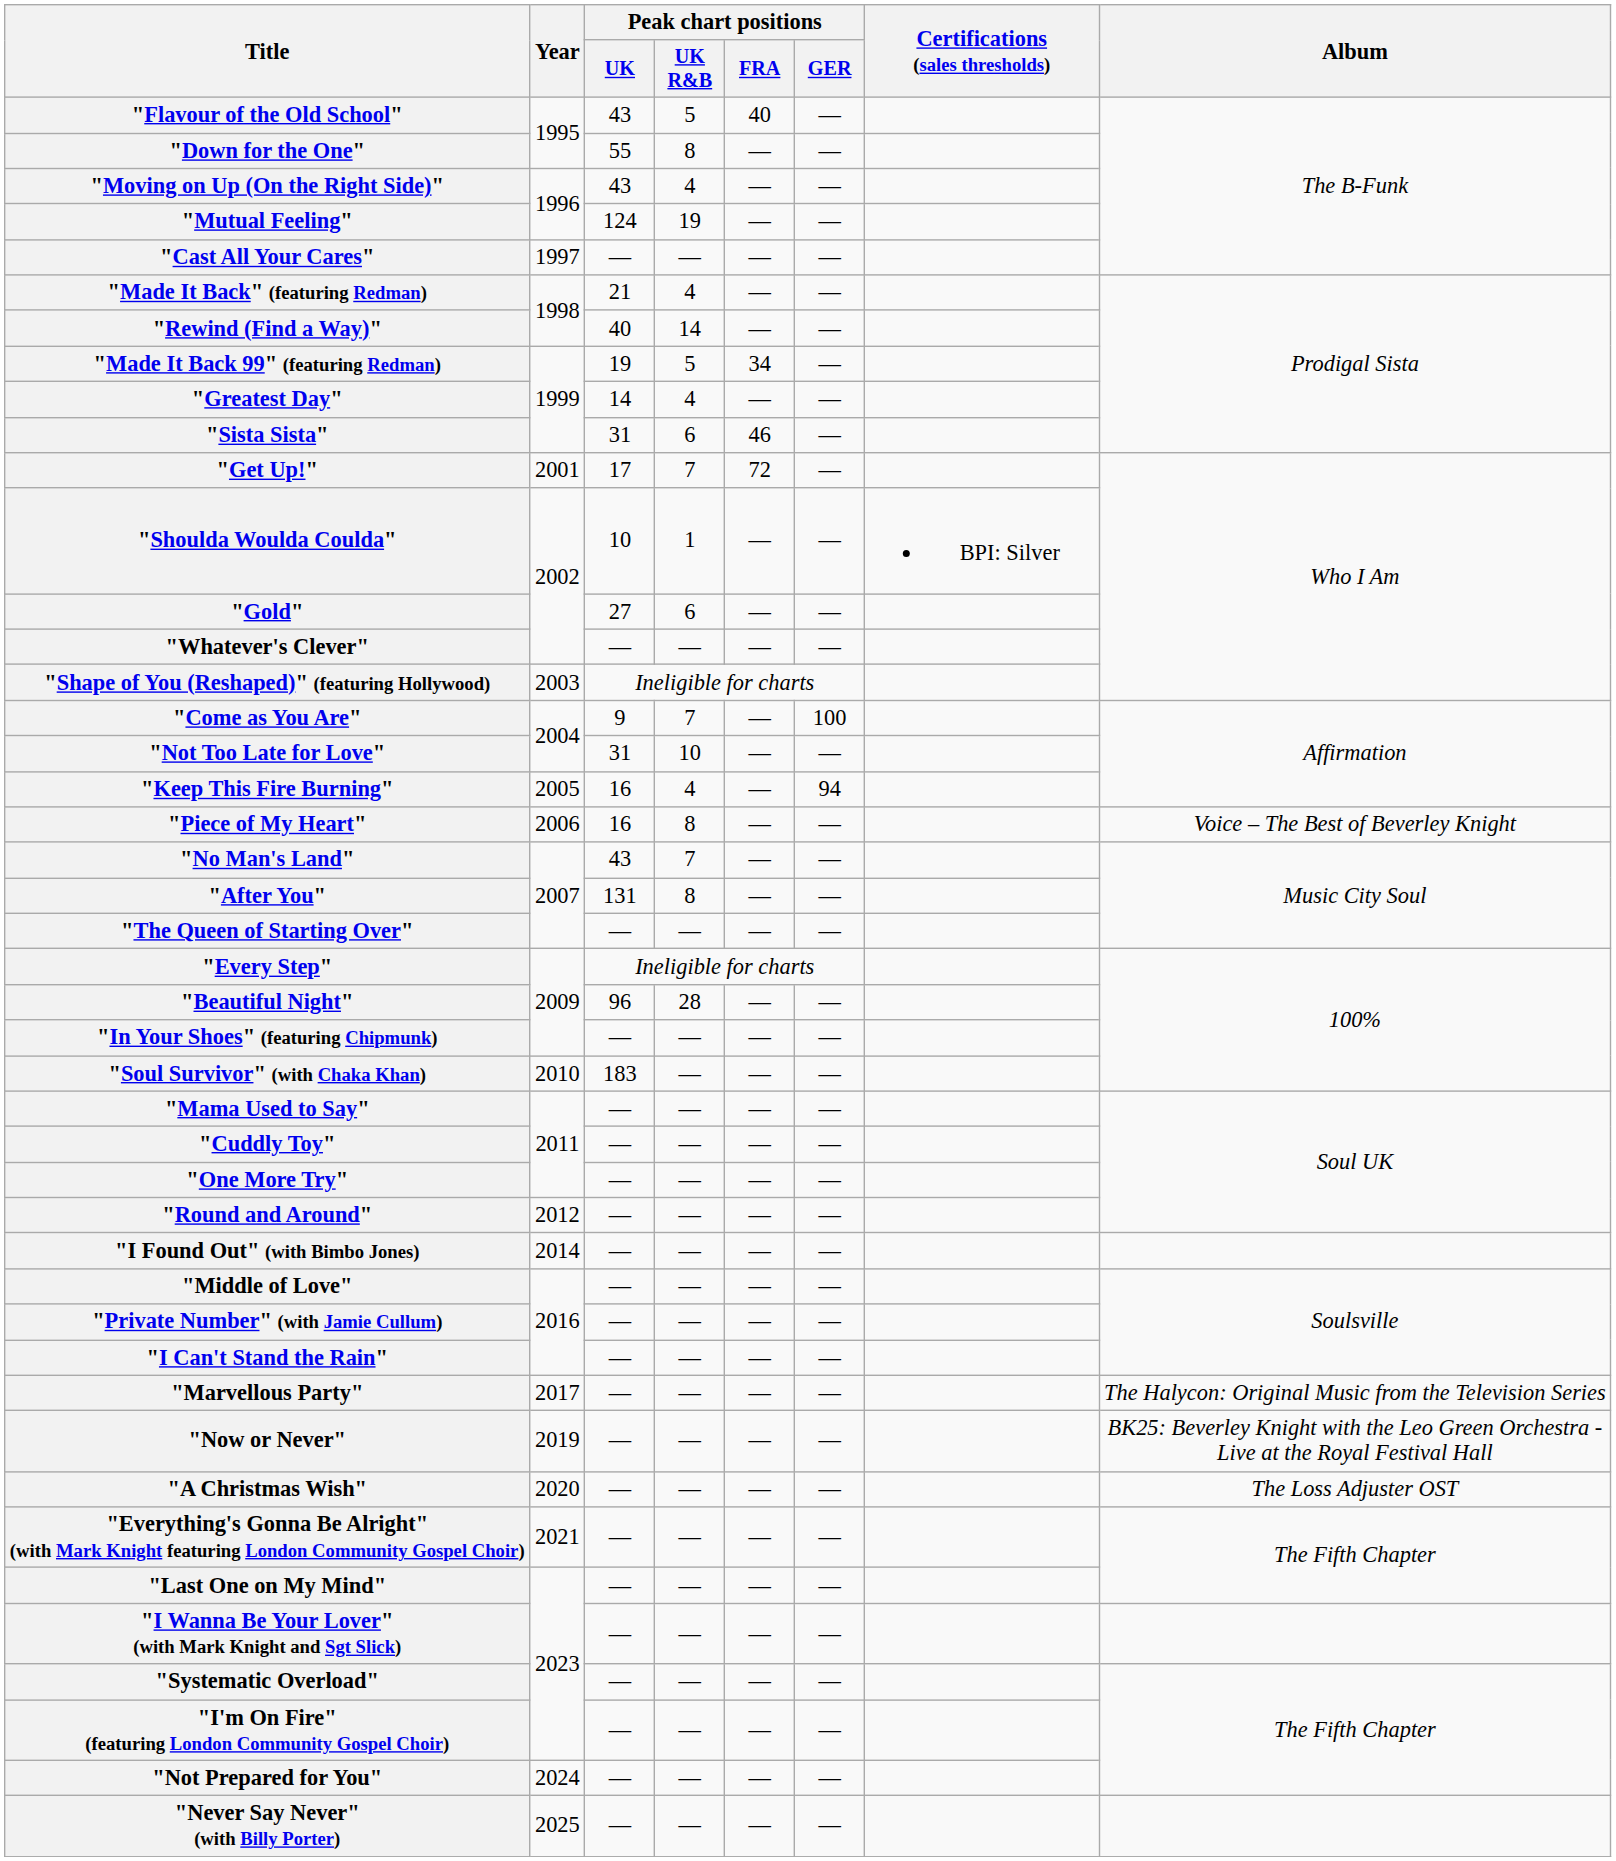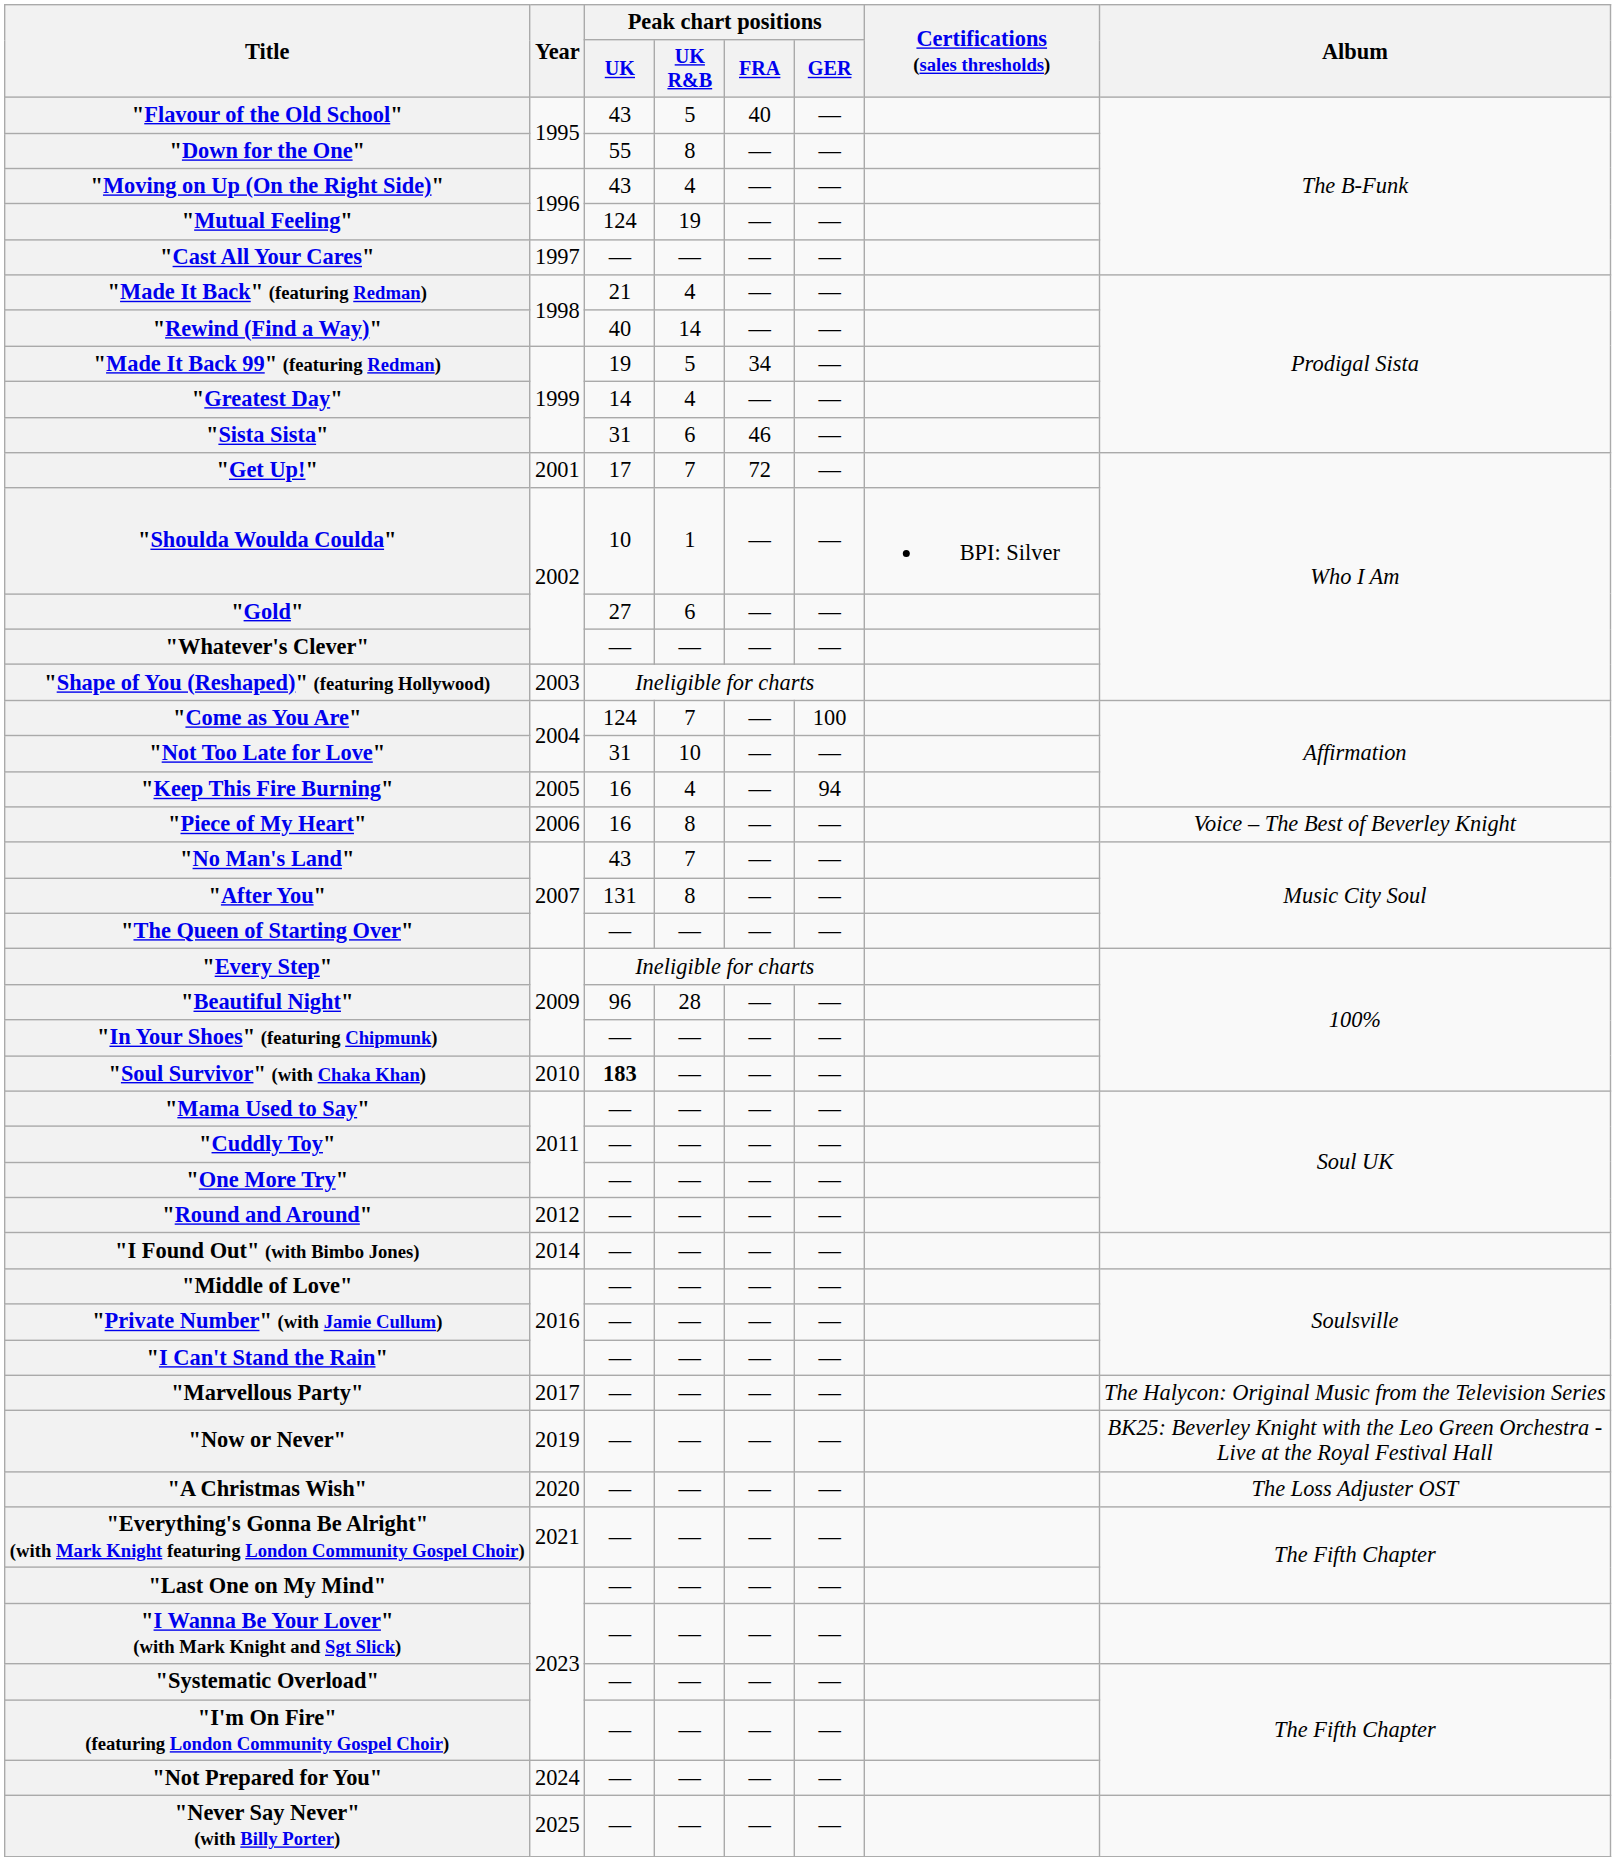(620, 717) 9 -> (620, 717) 124
(620, 1072) normal -> (620, 1072) bold
